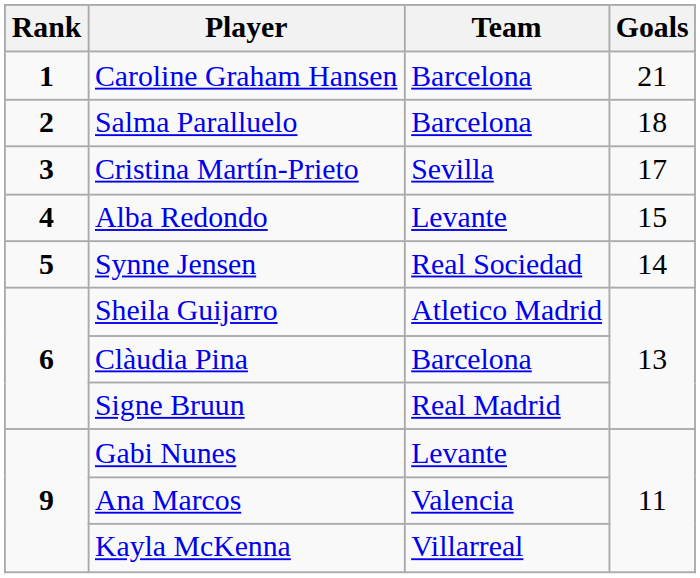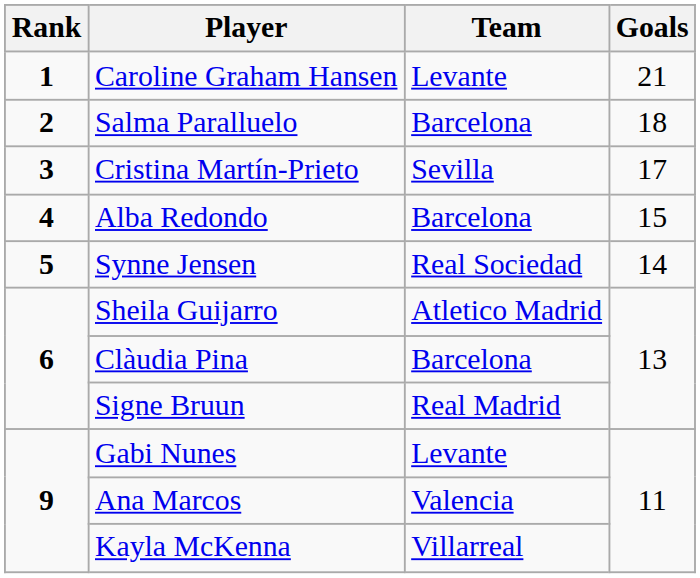(471, 75) Barcelona -> (459, 75) Levante
(459, 216) Levante -> (471, 216) Barcelona
